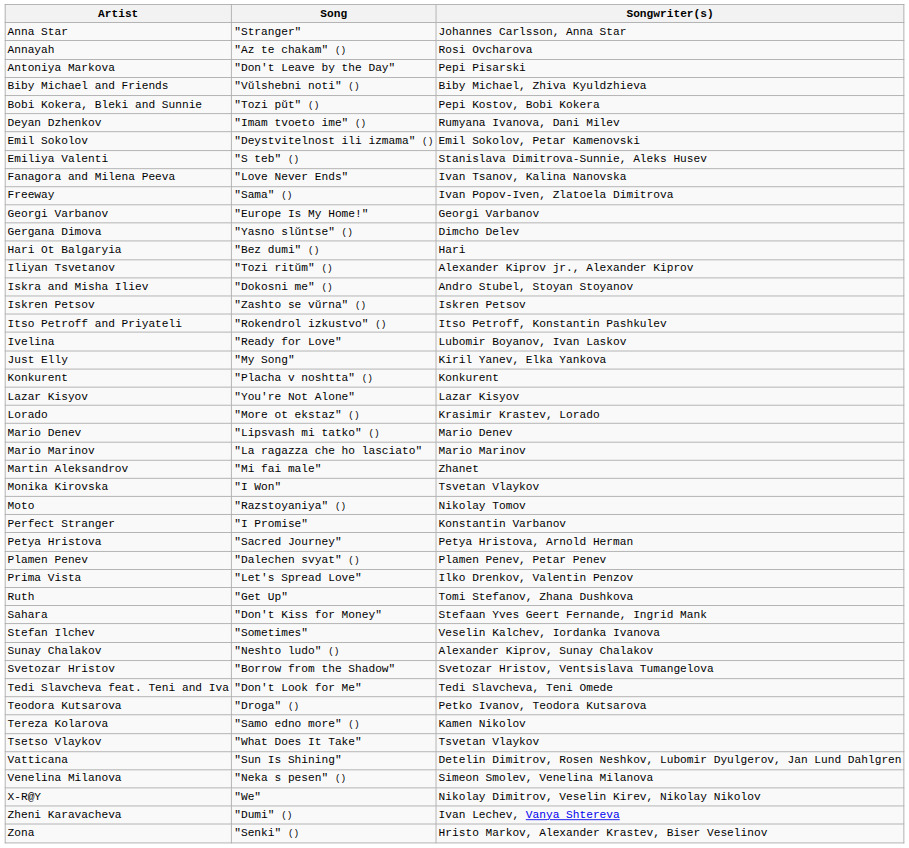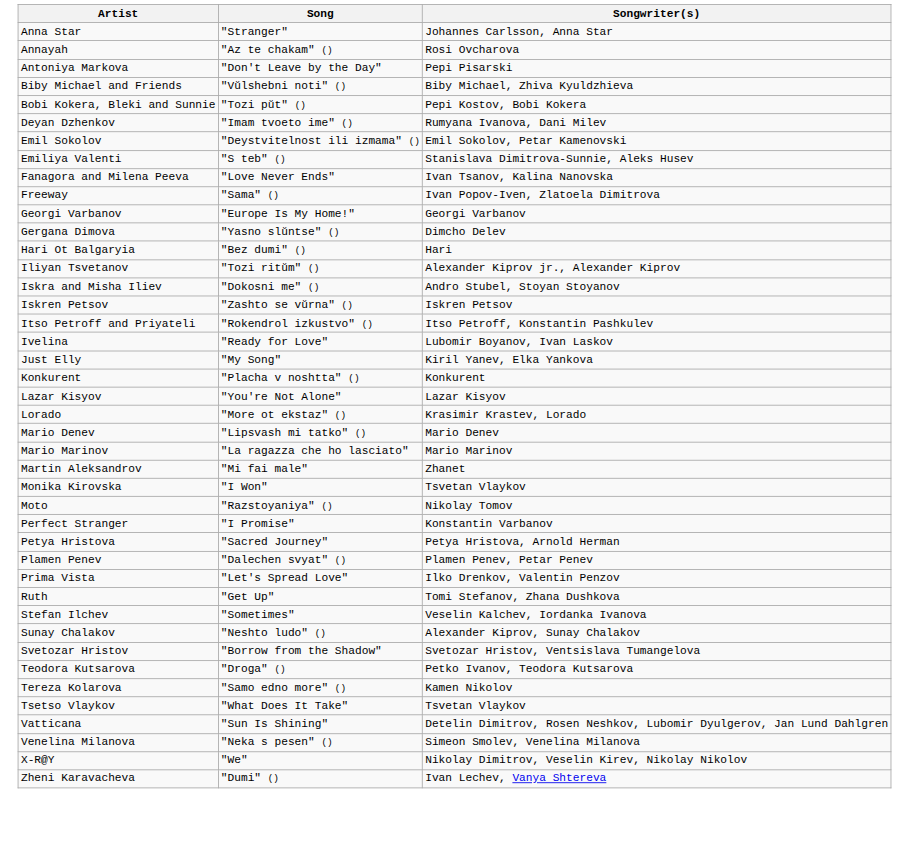- row: (28, 615)
- row: (118, 688)
- row: (21, 833)
